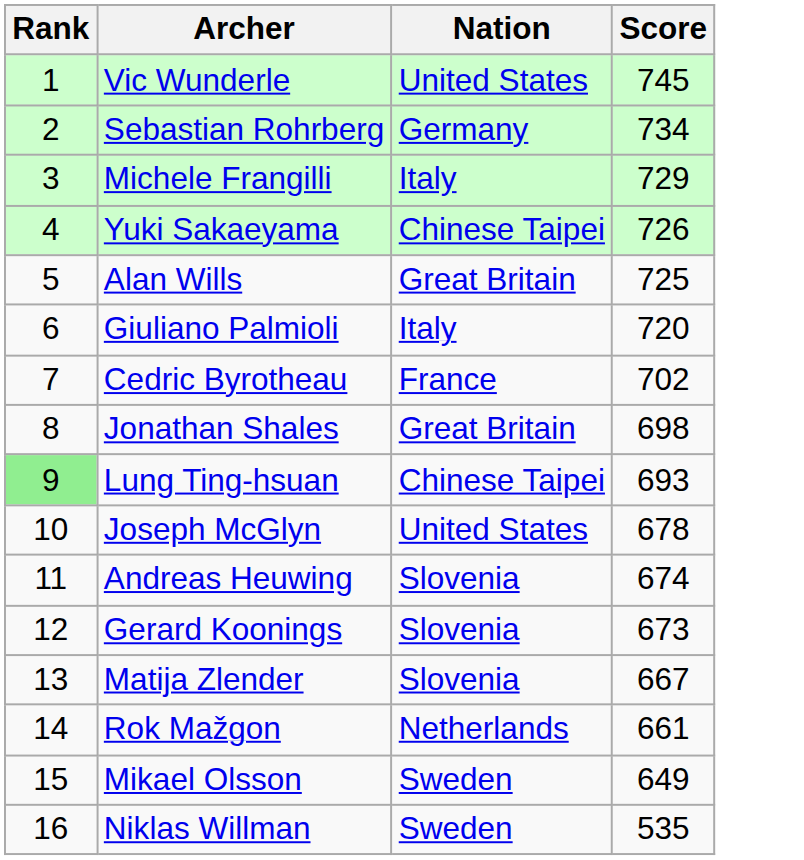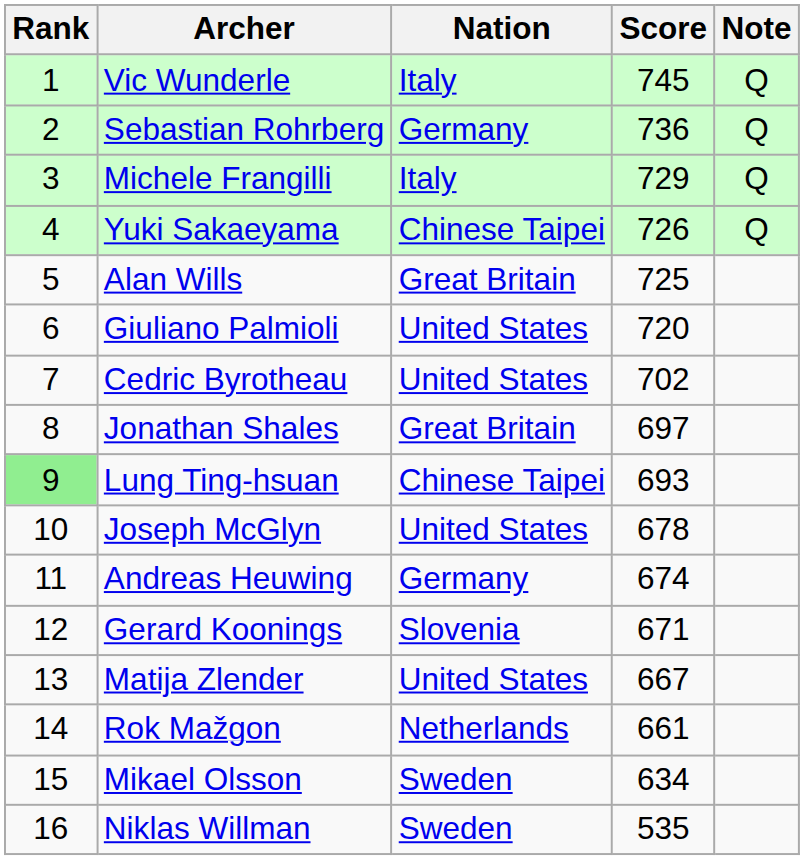+ column: (757, 29)
(493, 79) United States -> (428, 79) Italy
(663, 129) 734 -> (663, 129) 736
(428, 329) Italy -> (493, 329) United States
(448, 379) France -> (493, 379) United States
(663, 429) 698 -> (663, 429) 697
(459, 579) Slovenia -> (464, 579) Germany
(663, 629) 673 -> (663, 629) 671
(459, 679) Slovenia -> (493, 679) United States
(663, 779) 649 -> (663, 779) 634
